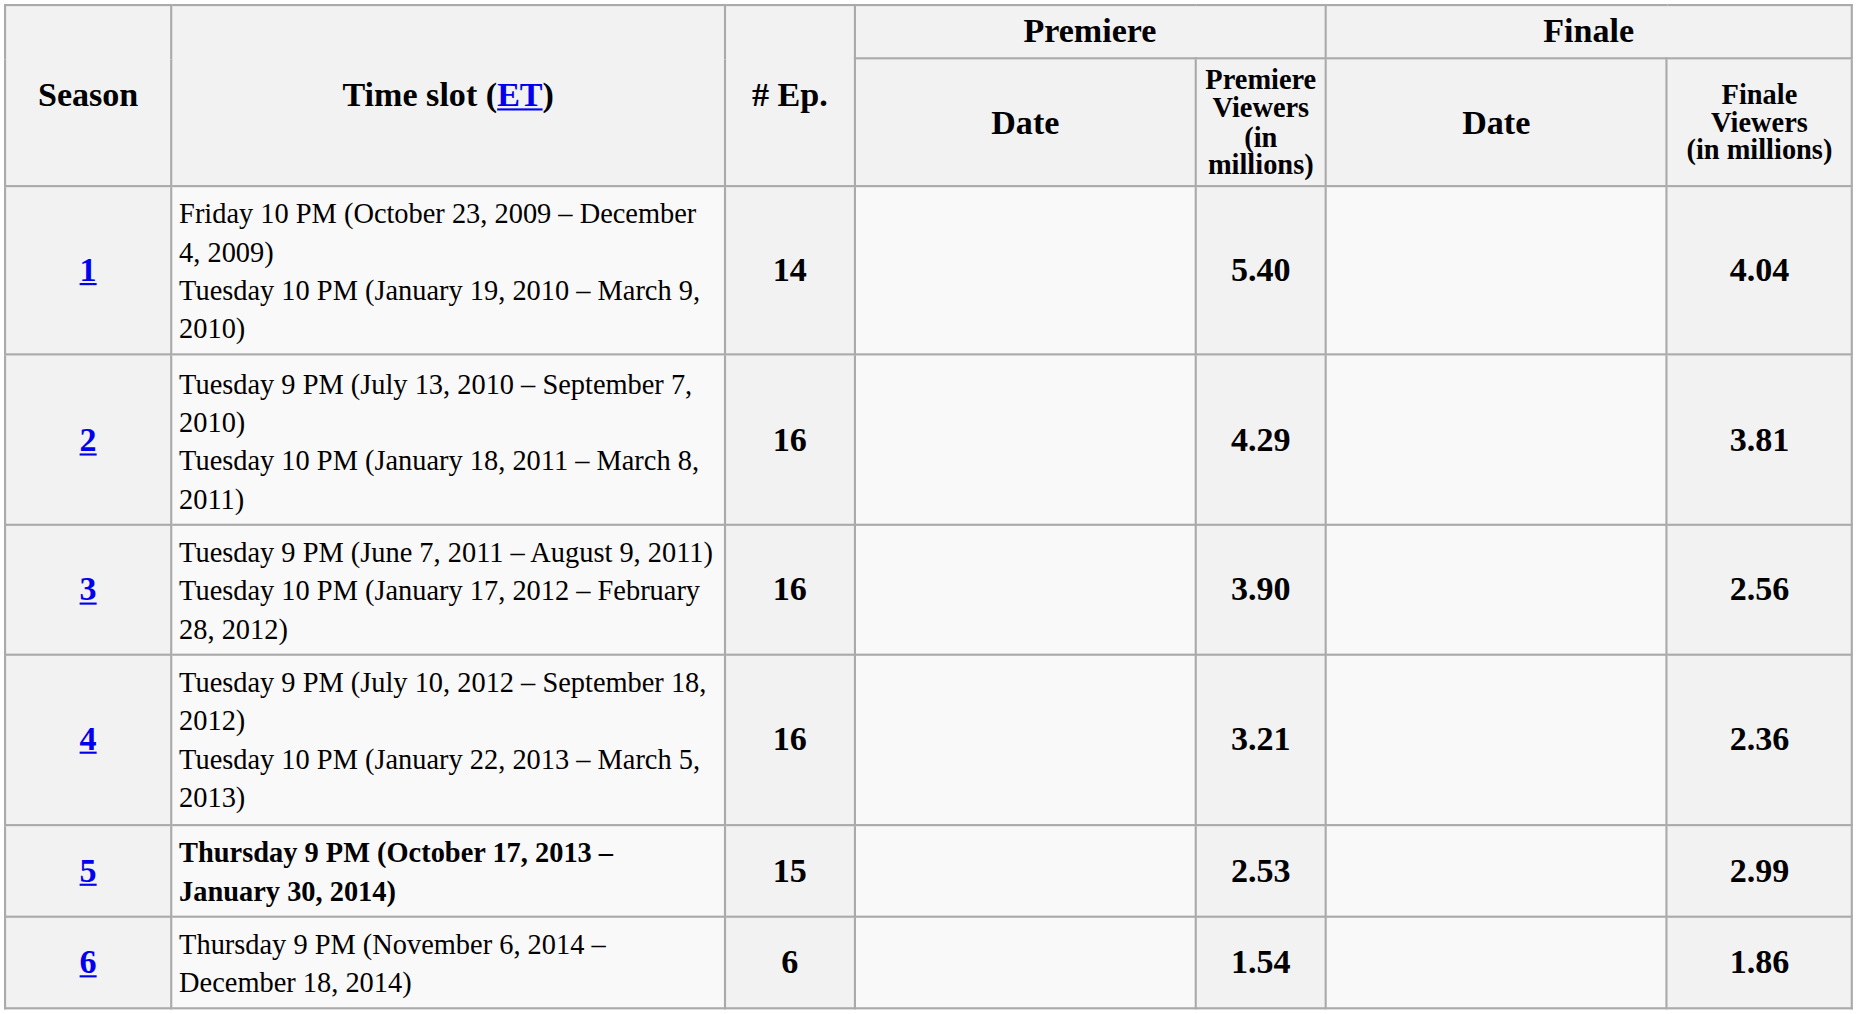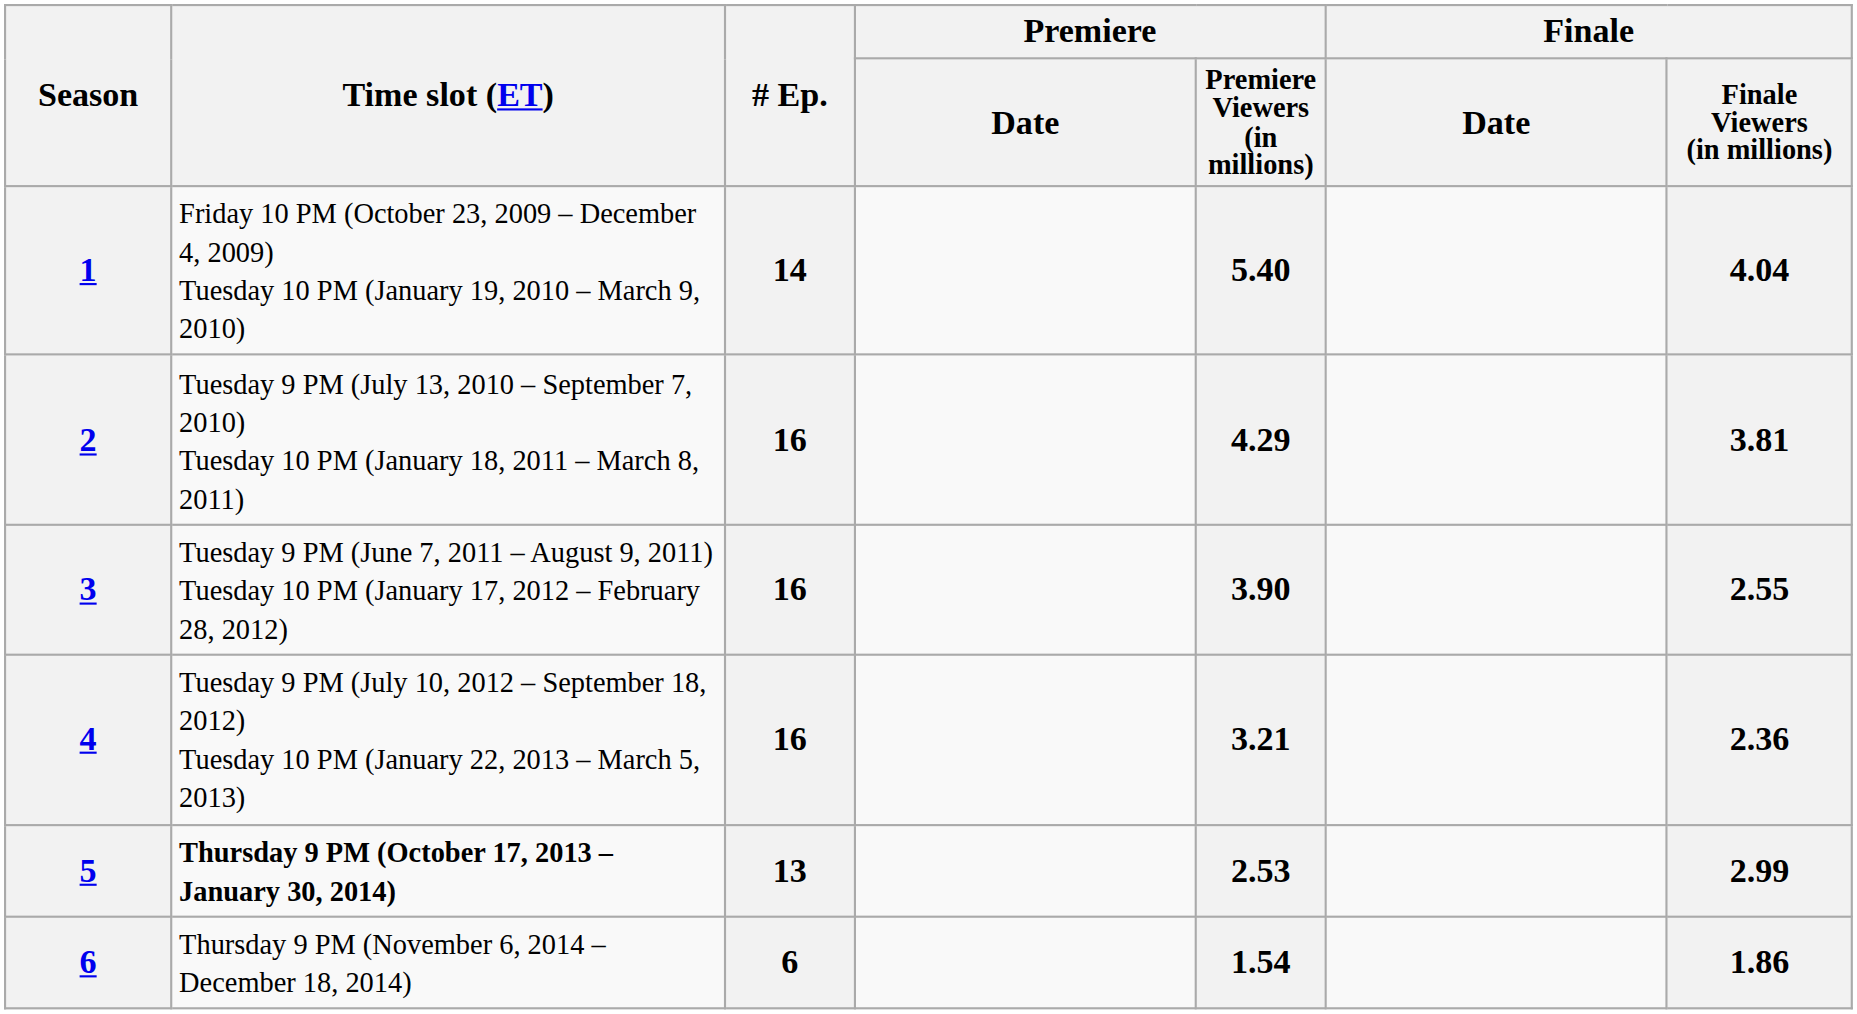(1759, 589) 2.56 -> (1759, 589) 2.55
(790, 869) 15 -> (790, 869) 13
